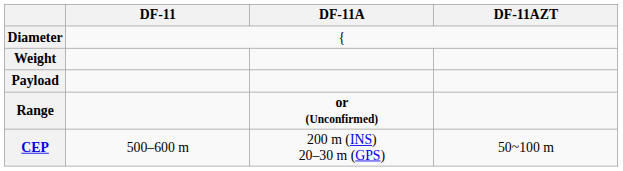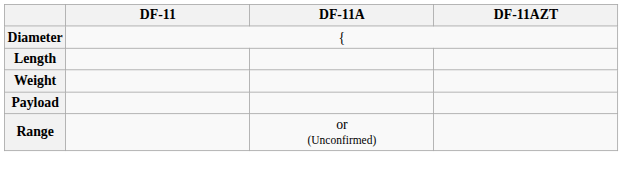+ row: (35, 59)
(342, 110) bold -> (342, 132) normal
- row: (35, 147)
